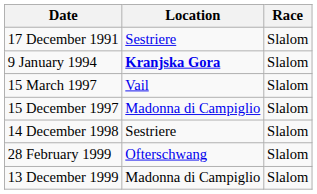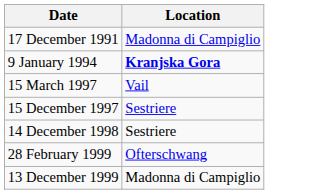- column: (288, 16)
(151, 39) Sestriere -> (193, 39) Madonna di Campiglio
(193, 108) Madonna di Campiglio -> (151, 108) Sestriere
